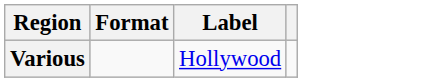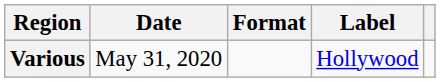+ column: (159, 22)
